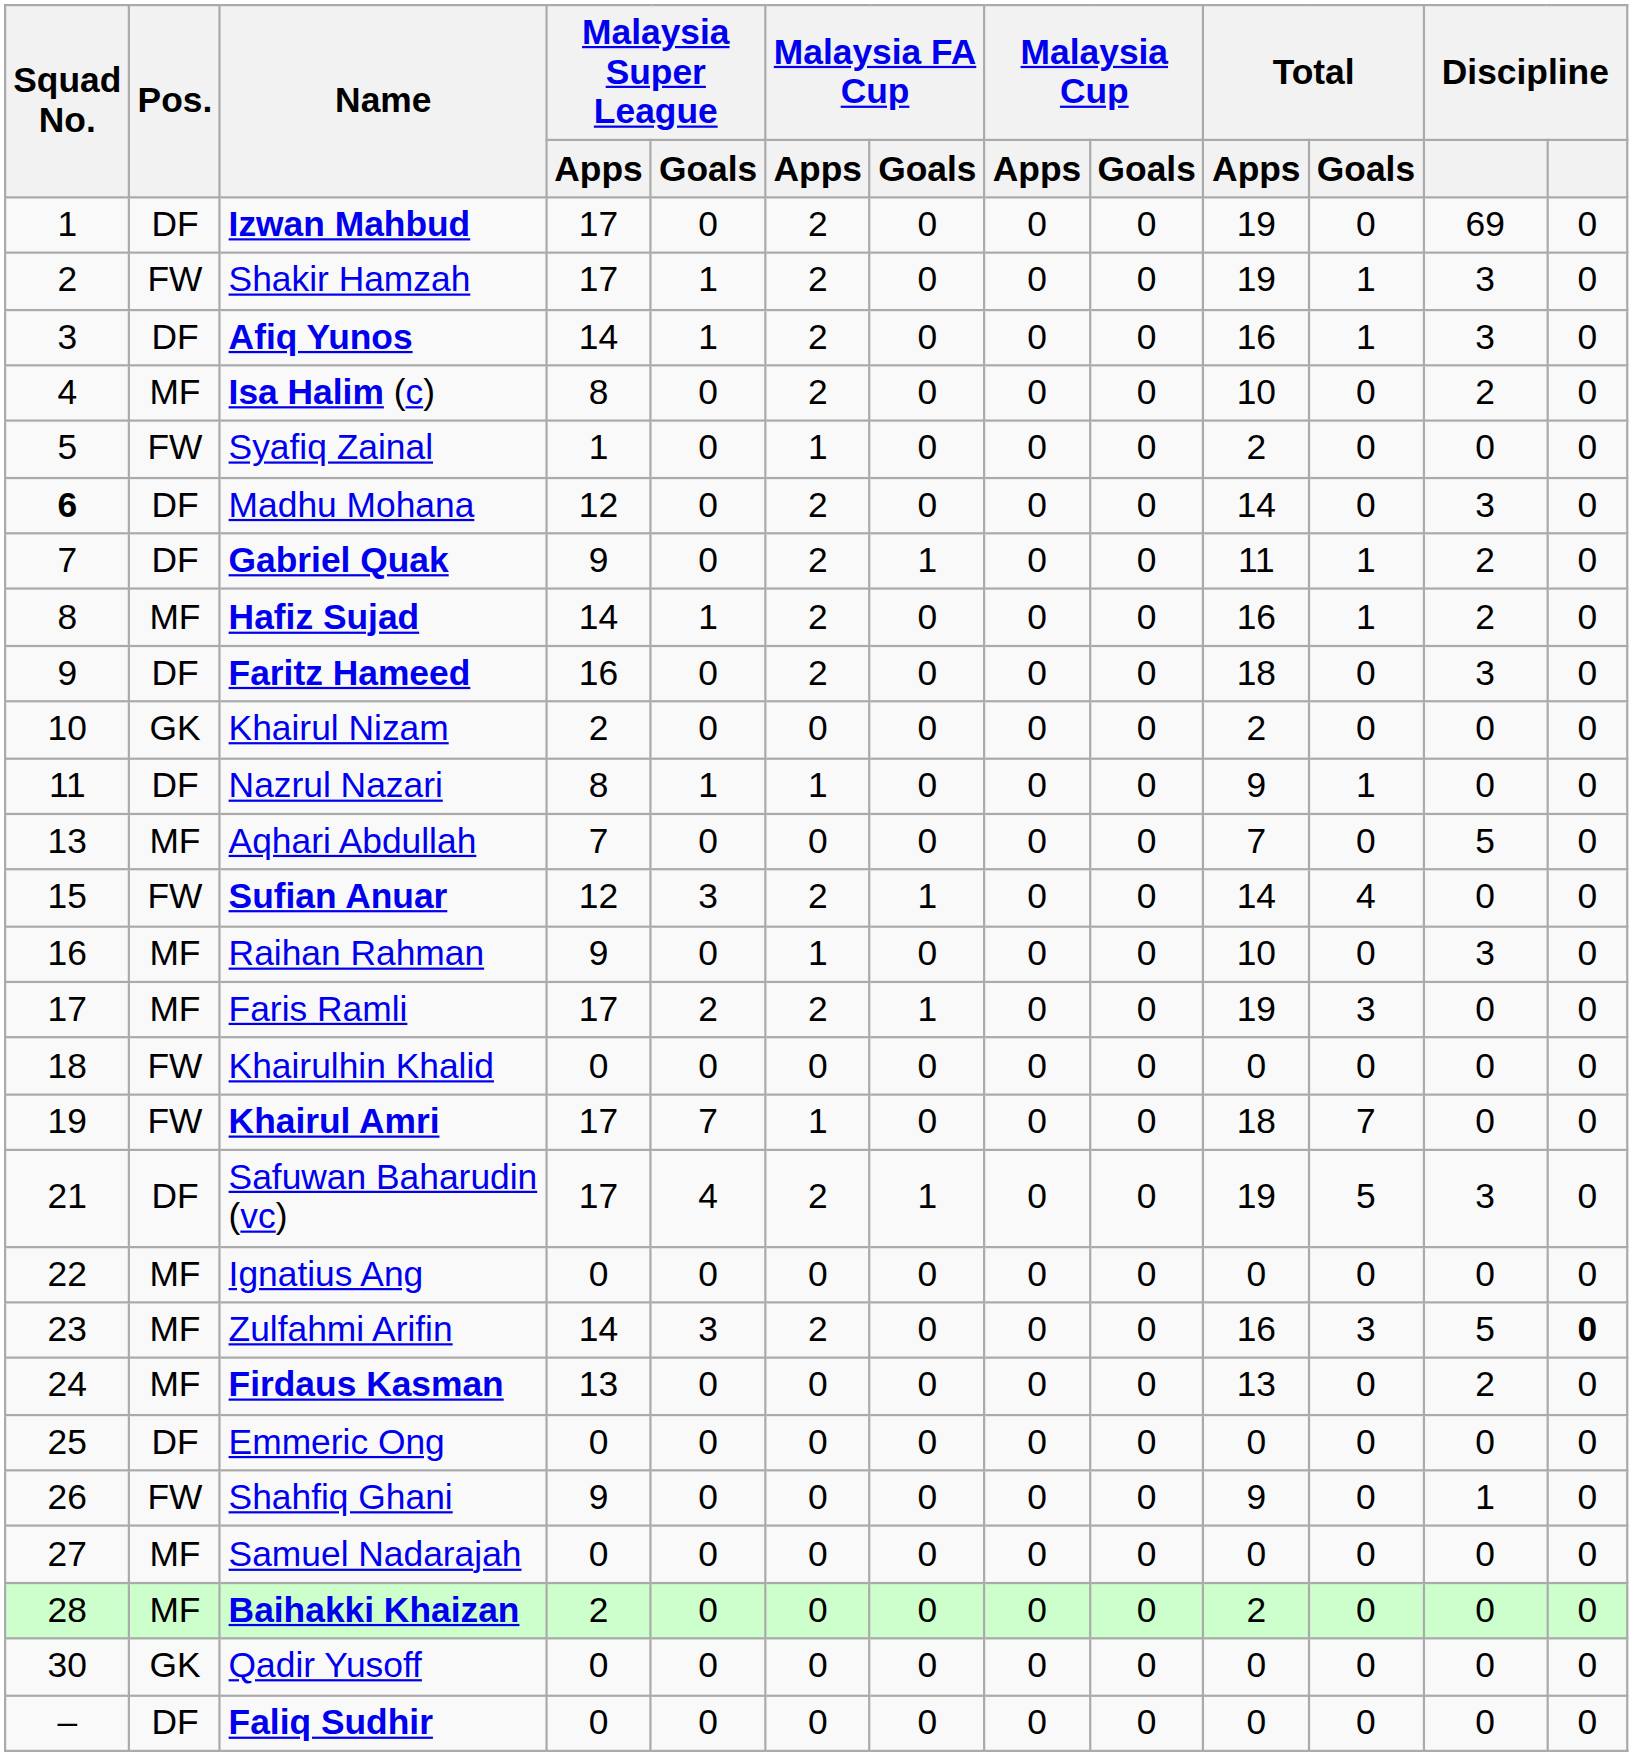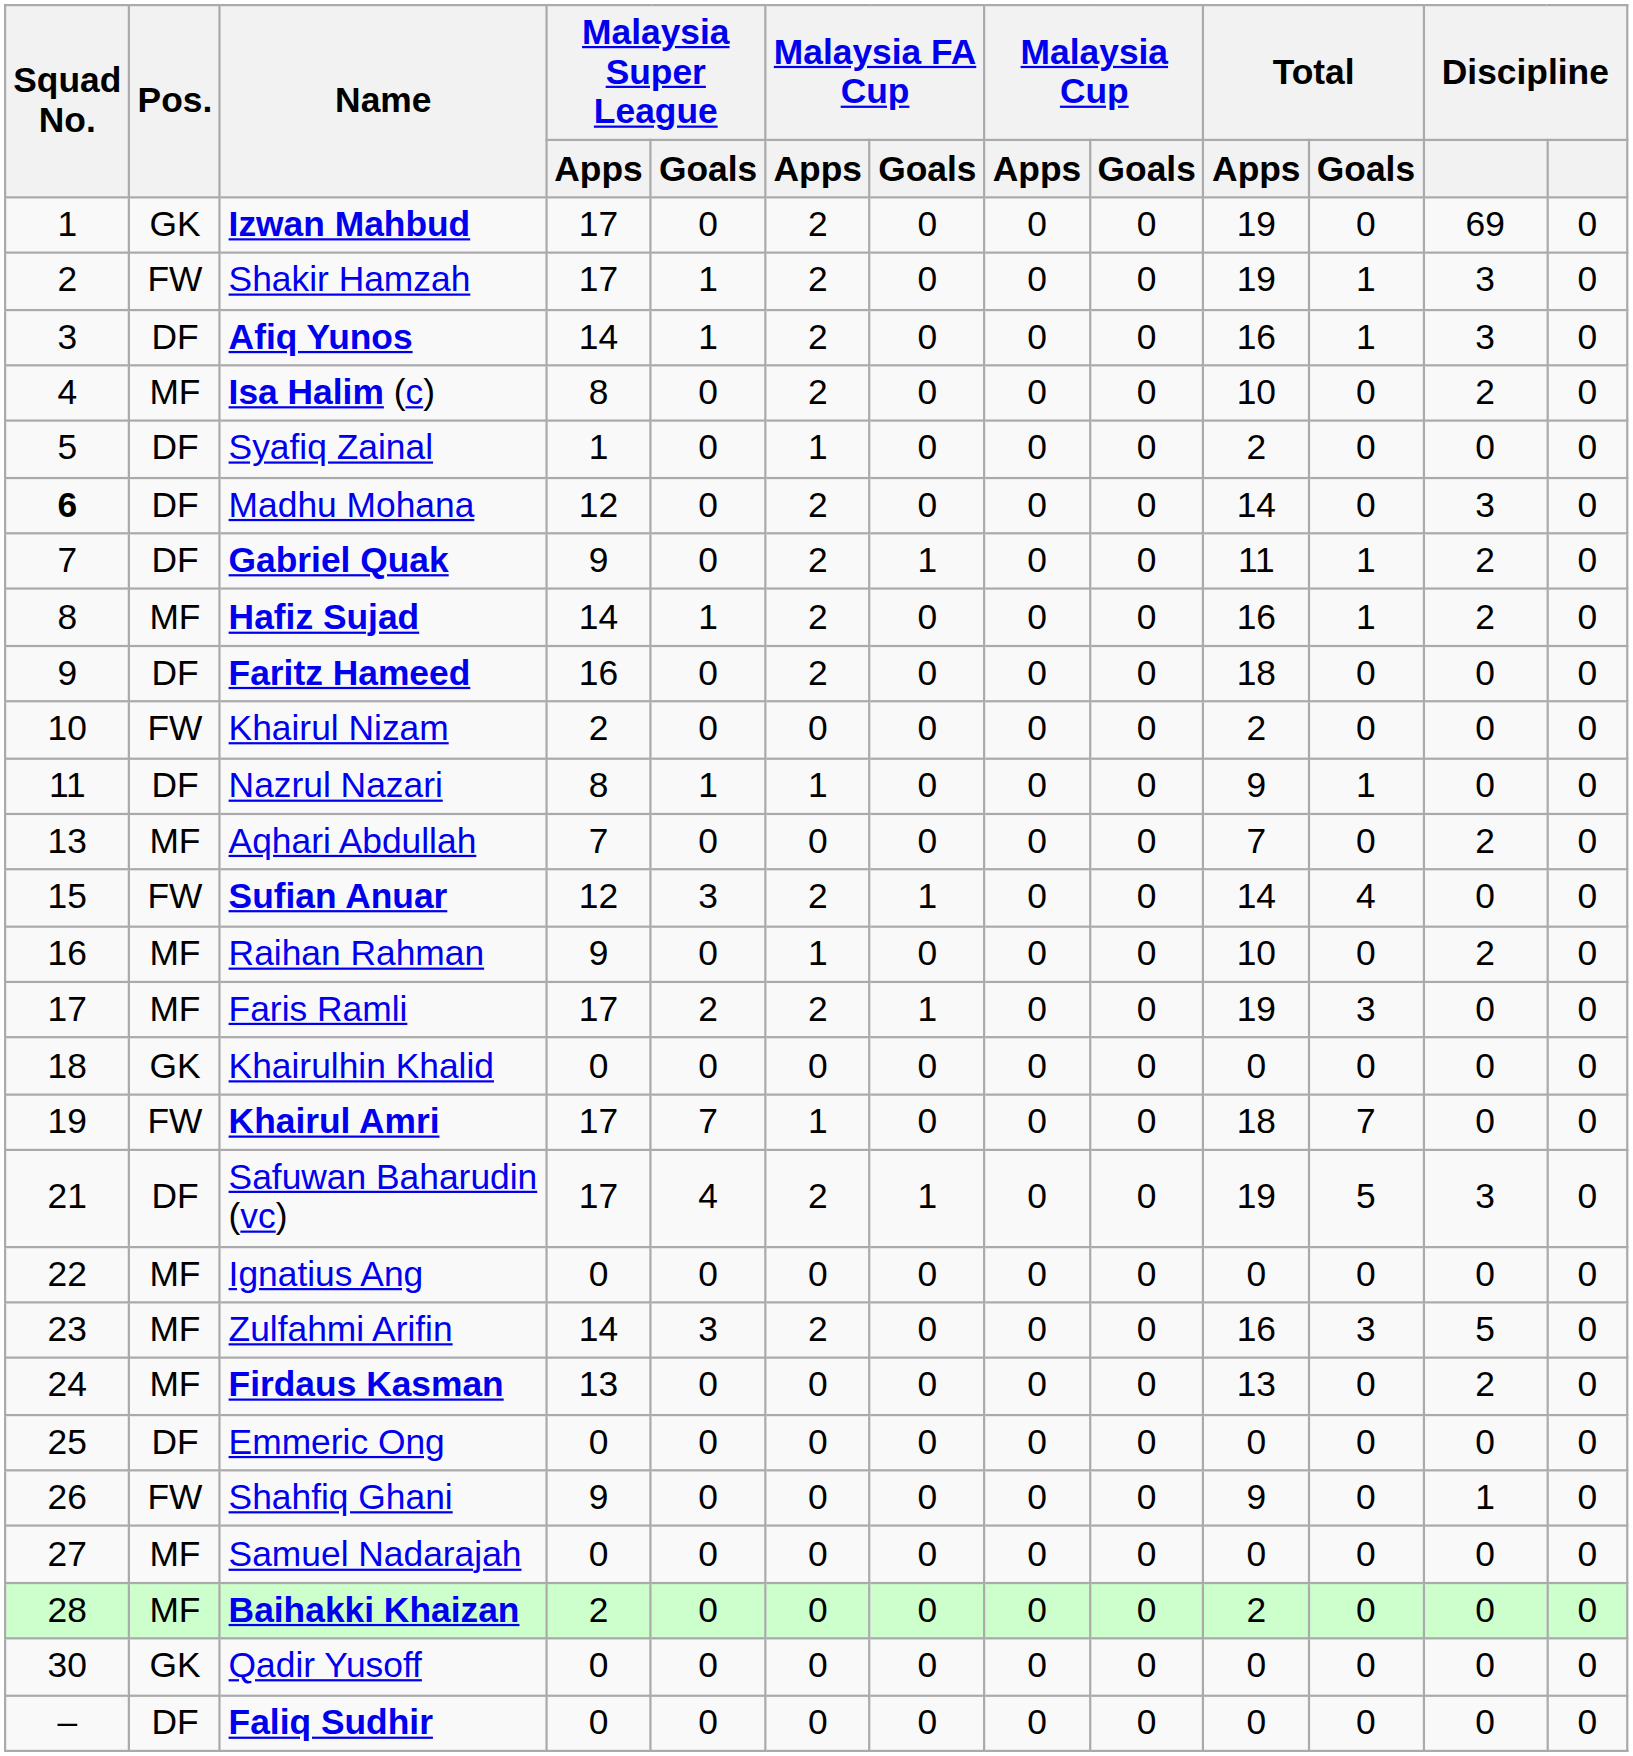(175, 224) DF -> (175, 224) GK
(175, 448) FW -> (175, 448) DF
(1485, 672) 3 -> (1485, 672) 0
(175, 728) GK -> (175, 728) FW
(1485, 841) 5 -> (1485, 841) 2
(1485, 953) 3 -> (1485, 953) 2
(175, 1065) FW -> (175, 1065) GK
(1587, 1329) bold -> (1587, 1329) normal
